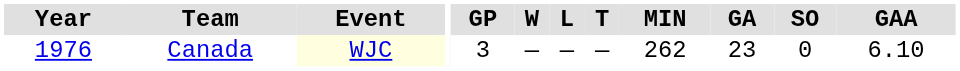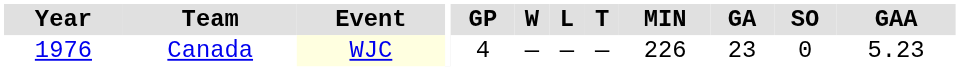(483, 51) 3 -> (483, 51) 4
(665, 51) 262 -> (665, 51) 226
(896, 51) 6.10 -> (896, 51) 5.23
